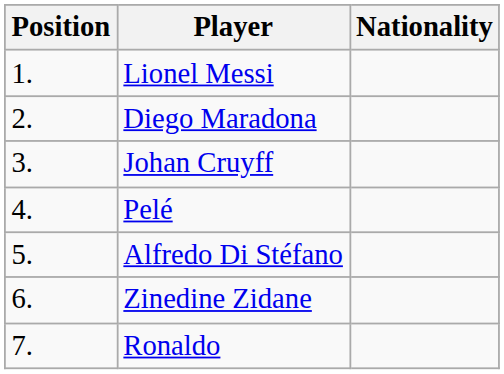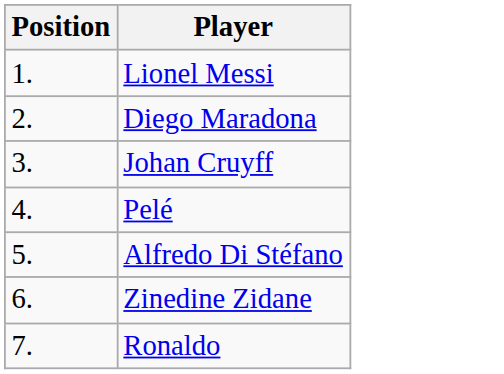- column: (425, 27)
